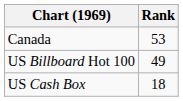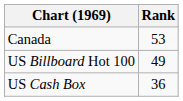(158, 84) 18 -> (158, 84) 36
